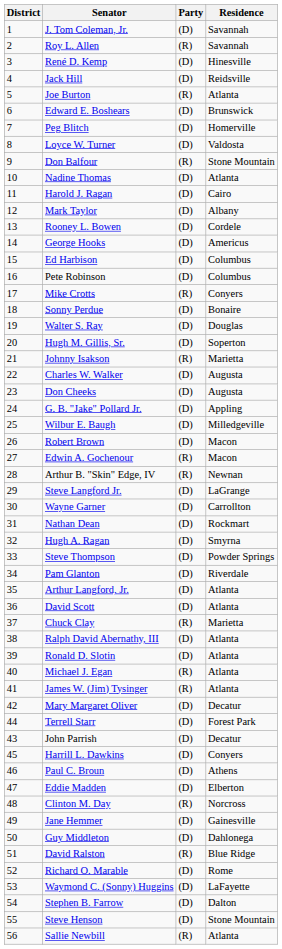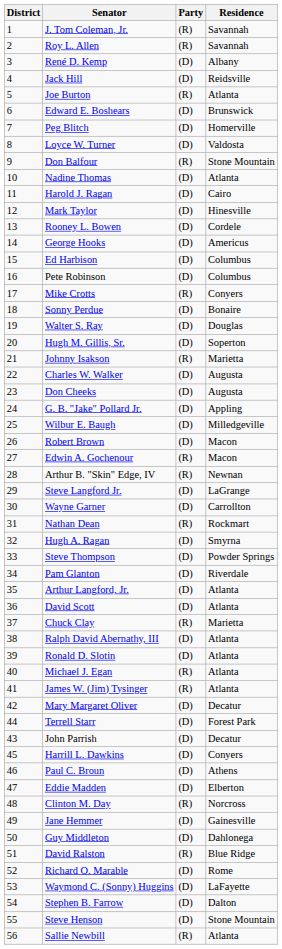(186, 29) (D) -> (185, 29) (R)
(229, 62) Hinesville -> (223, 62) Albany
(223, 210) Albany -> (229, 210) Hinesville
(186, 524) (D) -> (185, 524) (R)
